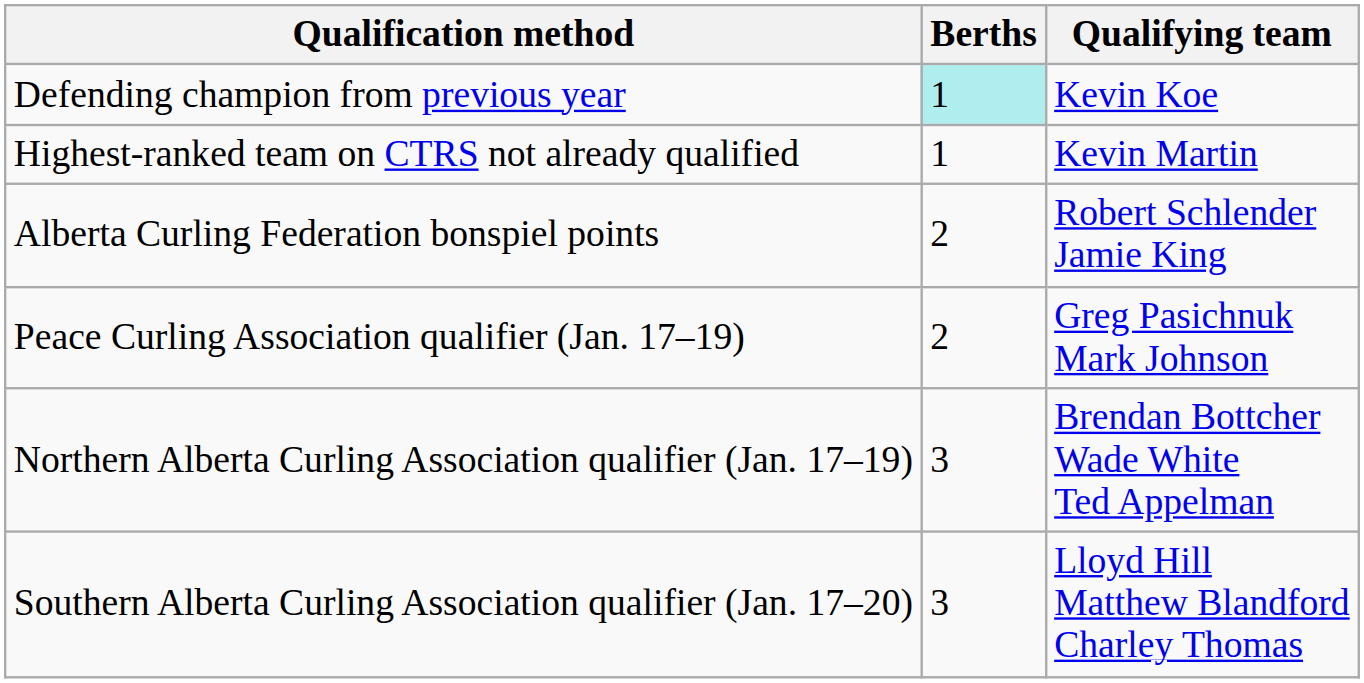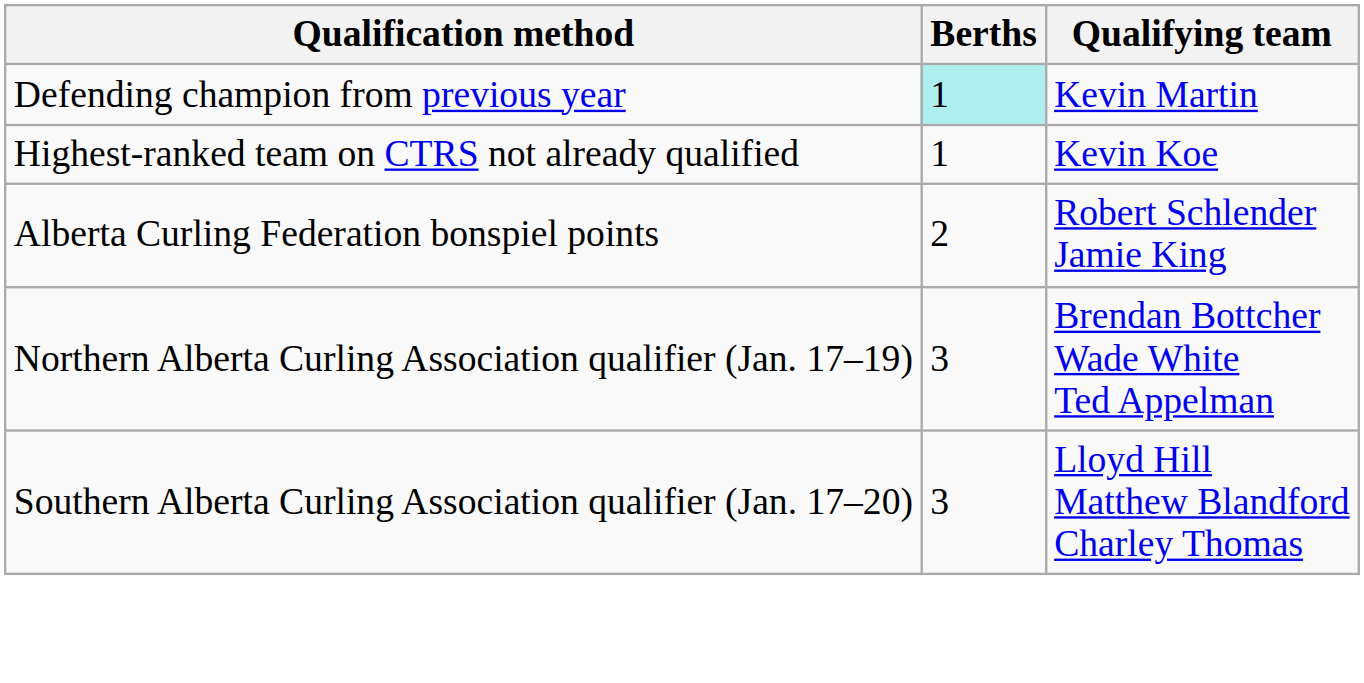(1136, 93) Kevin Koe -> (1156, 93) Kevin Martin
(1156, 153) Kevin Martin -> (1136, 153) Kevin Koe
- row: (379, 336)
